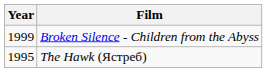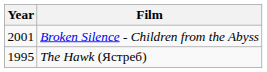(21, 36) 1999 -> (21, 36) 2001
